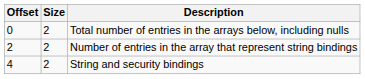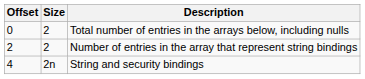(46, 64) 2 -> (49, 64) 2n
